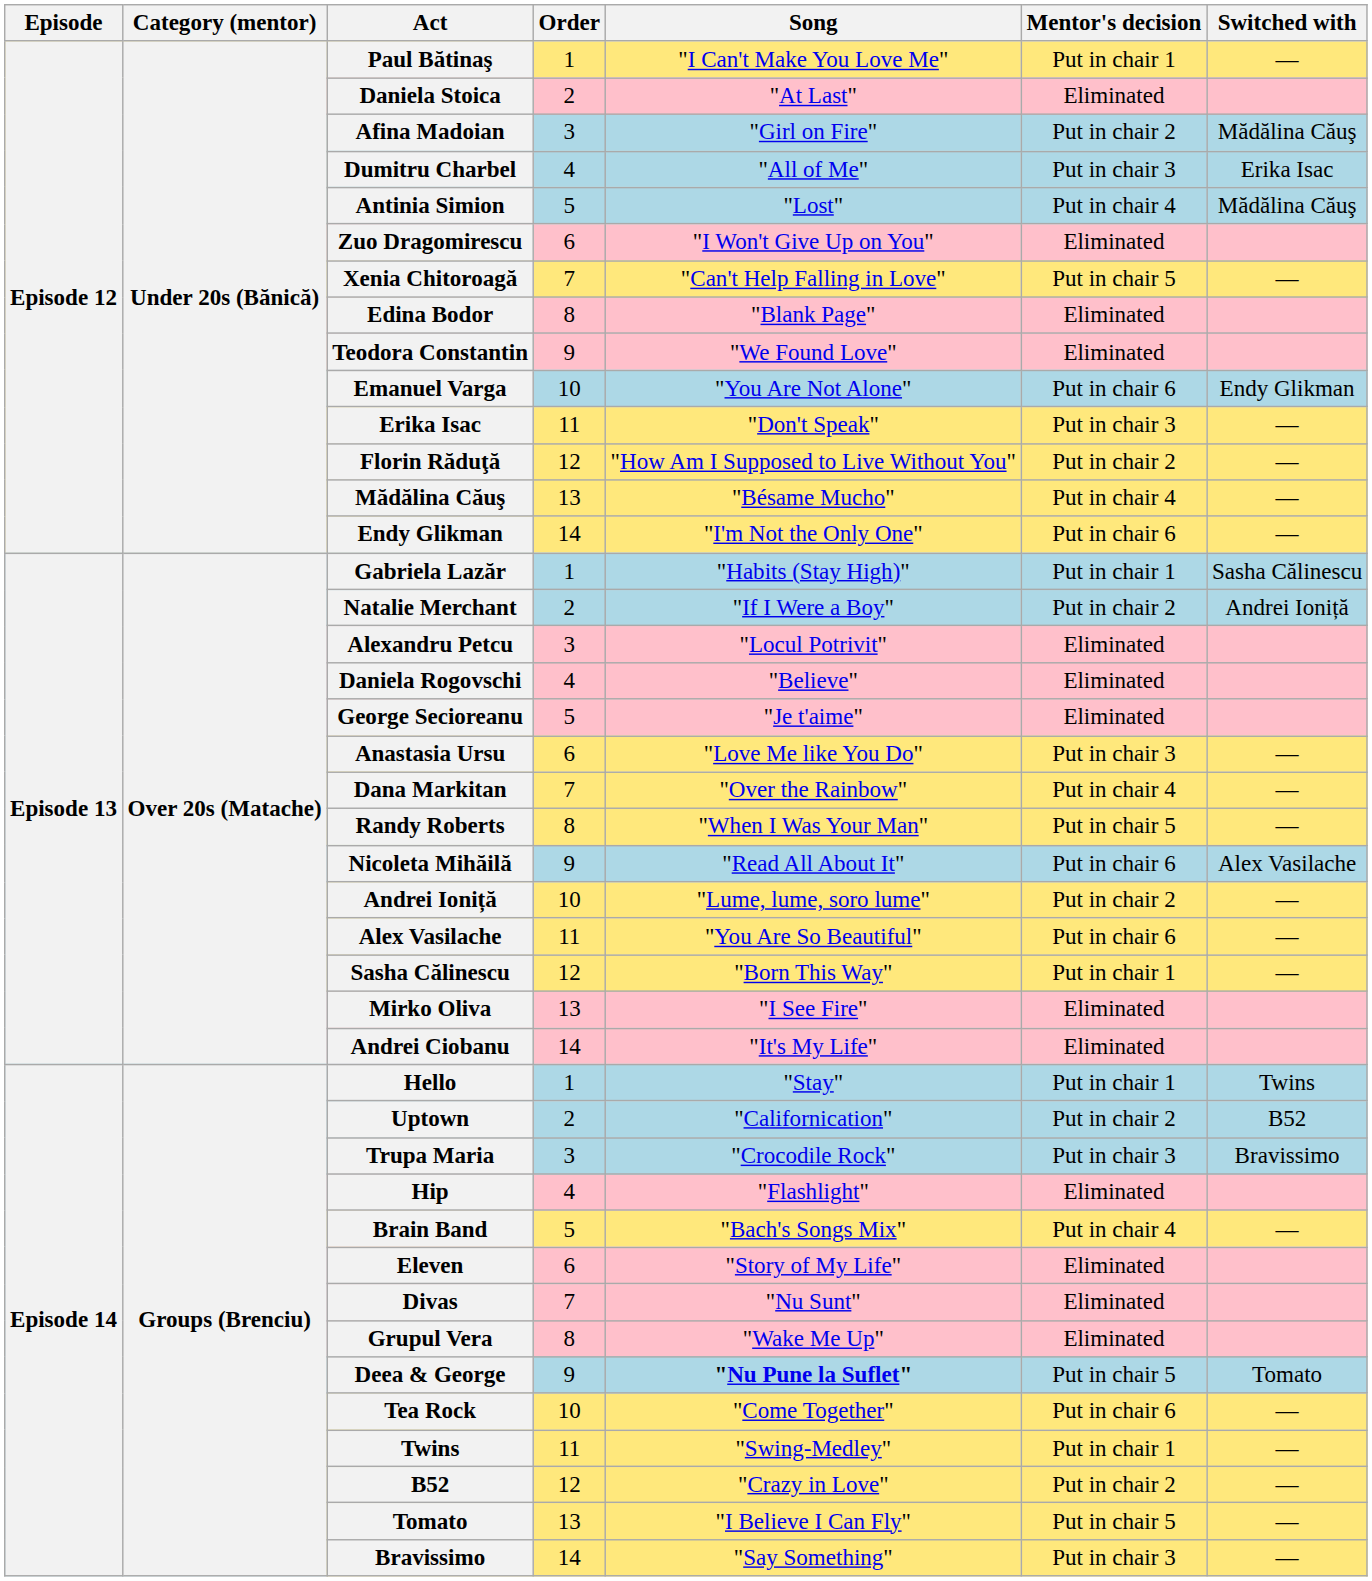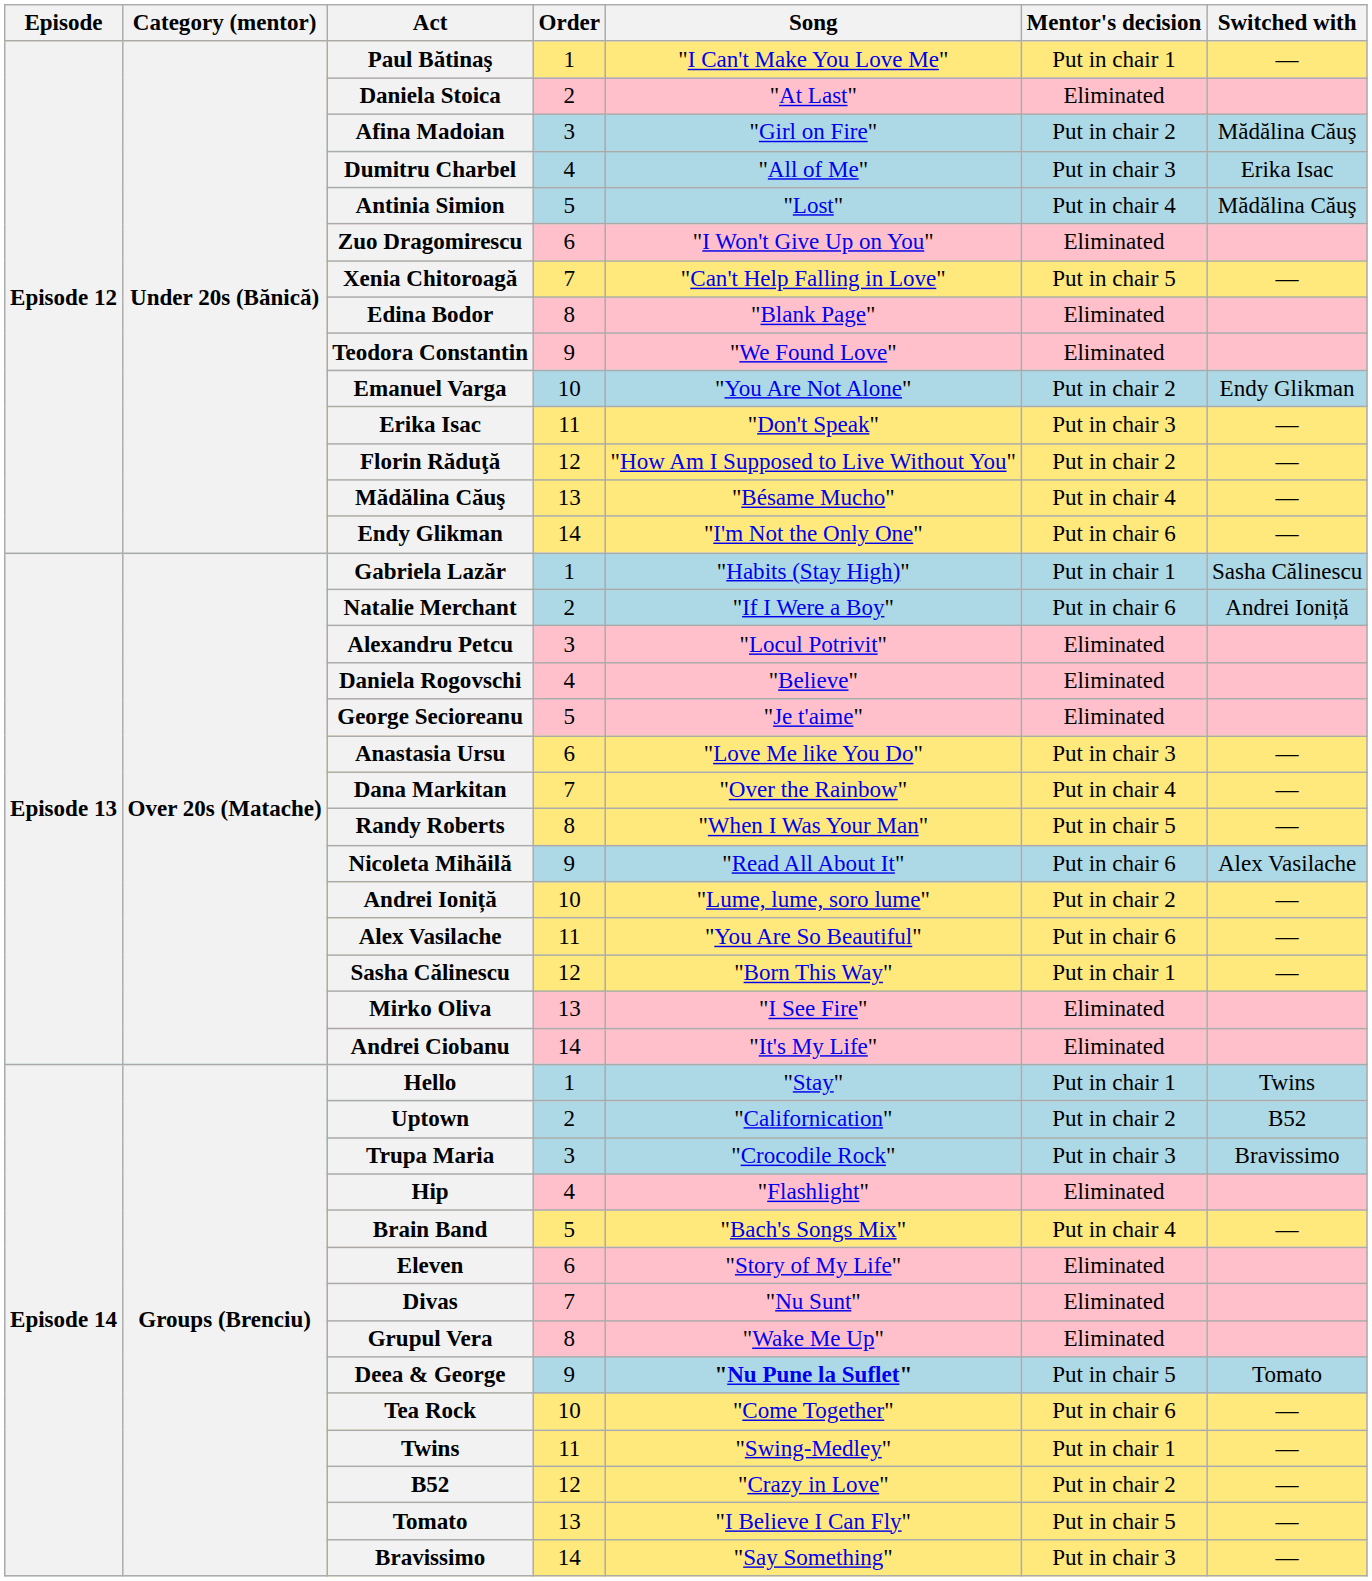(1114, 388) Put in chair 6 -> (1114, 388) Put in chair 2
(1114, 607) Put in chair 2 -> (1114, 607) Put in chair 6
